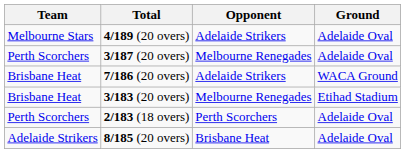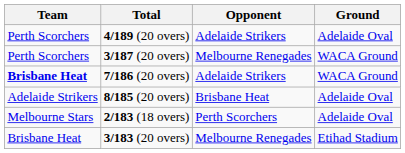(50, 35) Melbourne Stars -> (48, 35) Perth Scorchers
(355, 55) Adelaide Oval -> (358, 55) WACA Ground
(44, 76) normal -> (47, 76) bold
rows swapped: (147, 138) <-> (147, 96)
(48, 117) Perth Scorchers -> (50, 117) Melbourne Stars
